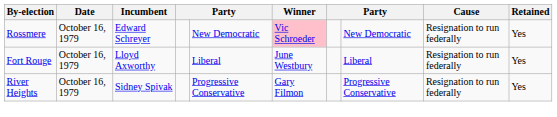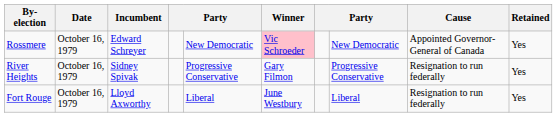(463, 33) Resignation to run federally -> (453, 44) Appointed Governor-General of Canada
rows swapped: (22, 87) <-> (29, 60)
